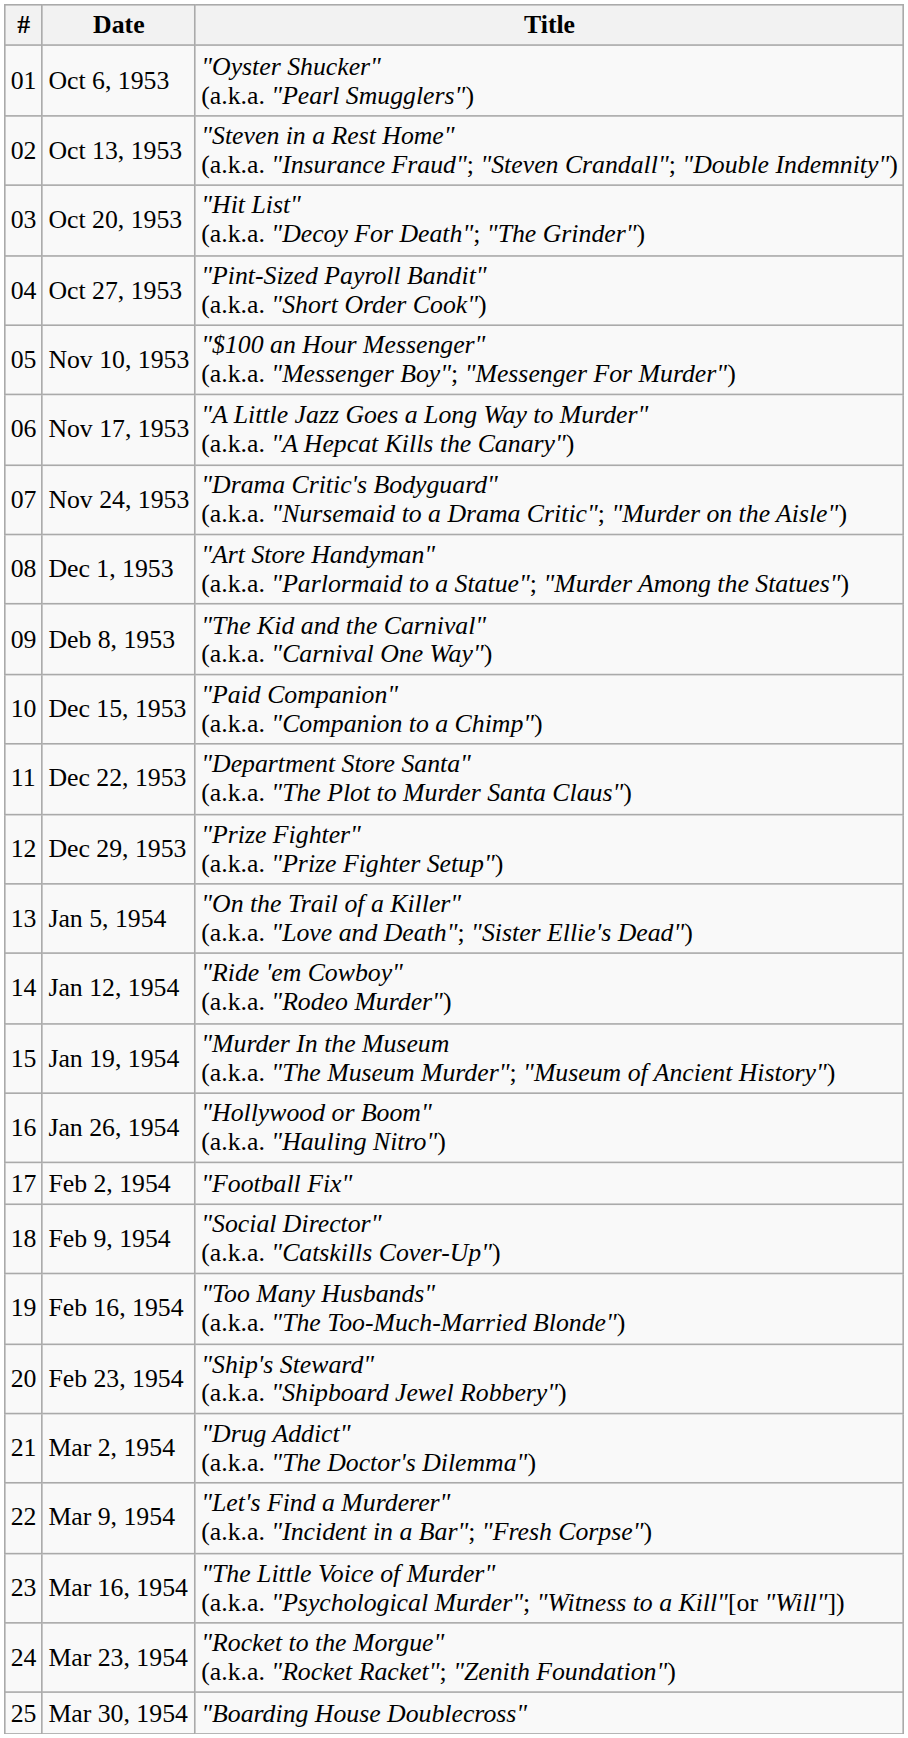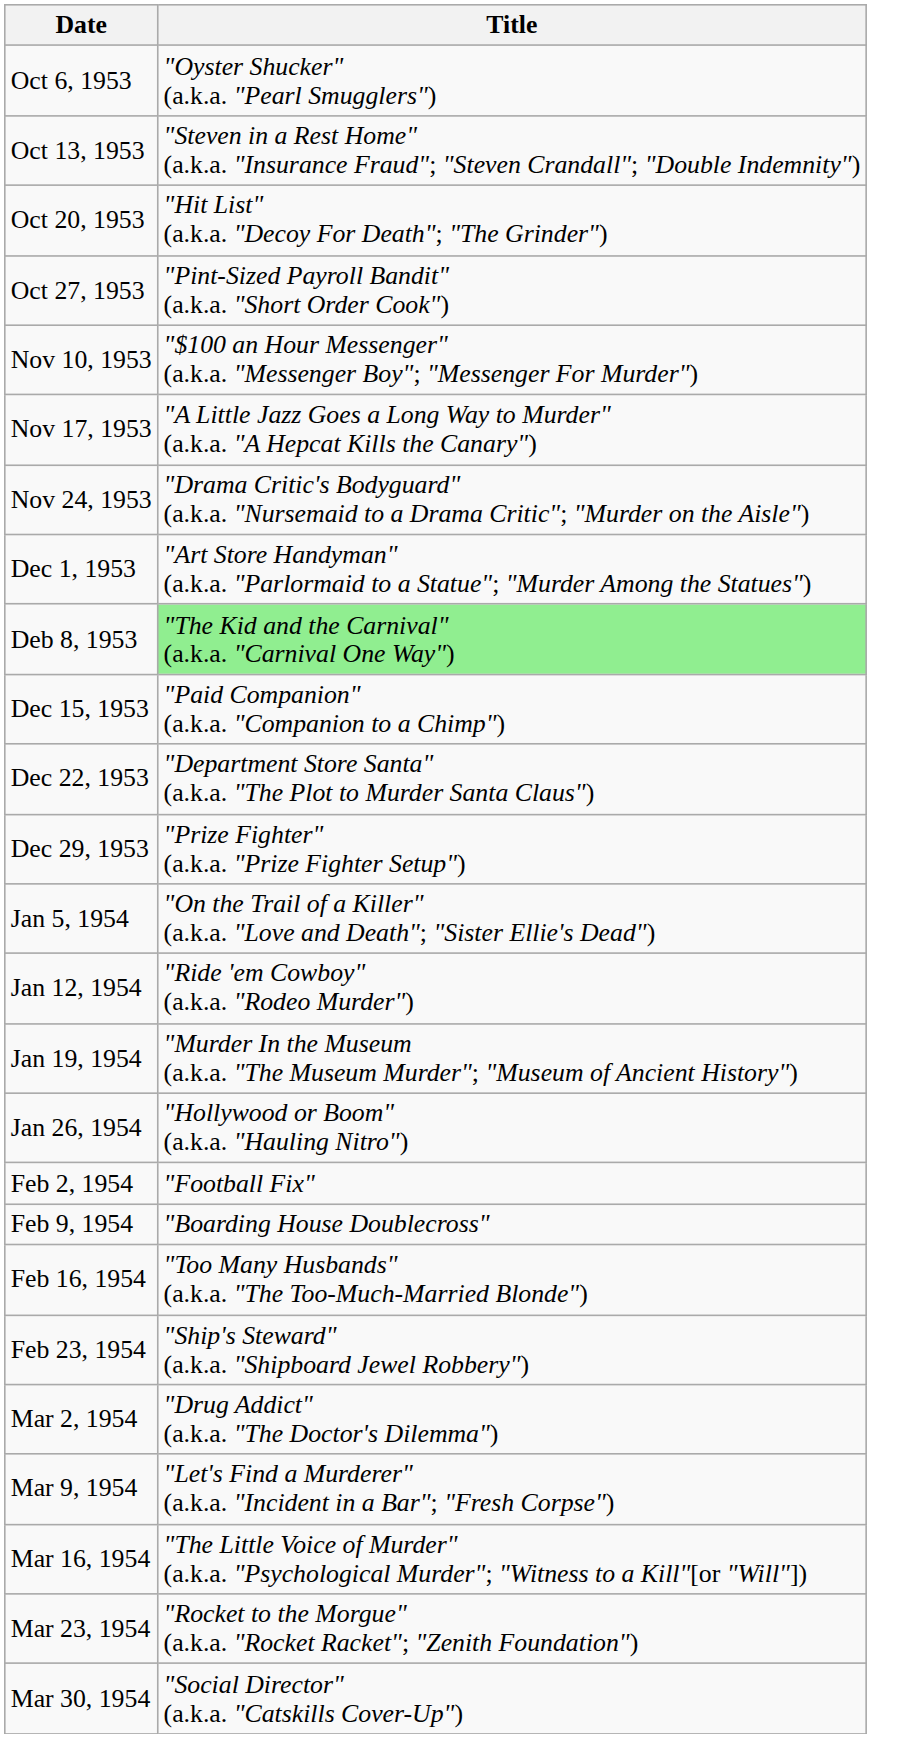- column: (24, 24)
(347, 638) no background -> (309, 638) lightgreen background
(351, 1238) "Social Director" (a.k.a. "Catskills Cover-Up") -> (327, 1223) "Boarding House Doublecross"
(364, 1712) "Boarding House Doublecross" -> (313, 1698) "Social Director" (a.k.a. "Catskills Cover-Up")
